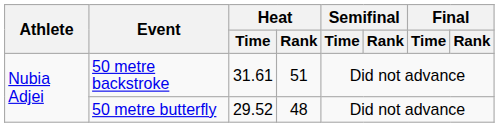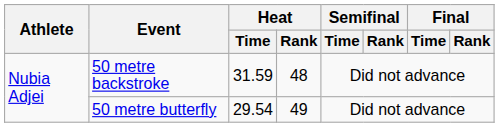(253, 76) 31.61 -> (253, 76) 31.59
(299, 76) 51 -> (299, 76) 48
(253, 110) 29.52 -> (253, 110) 29.54
(299, 110) 48 -> (299, 110) 49
